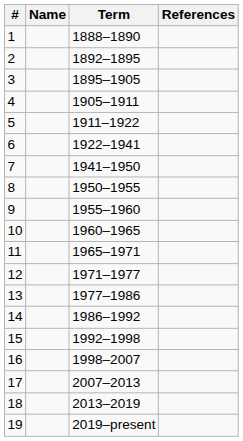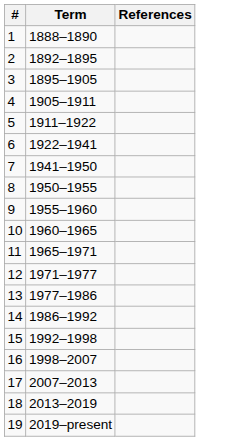- column: (47, 15)
